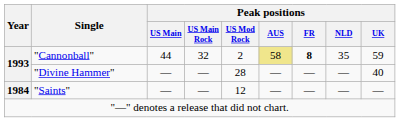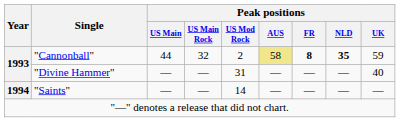(344, 55) normal -> (344, 55) bold
(240, 72) 28 -> (240, 72) 31
(18, 90) 1984 -> (18, 90) 1994
(240, 90) 12 -> (240, 90) 14
